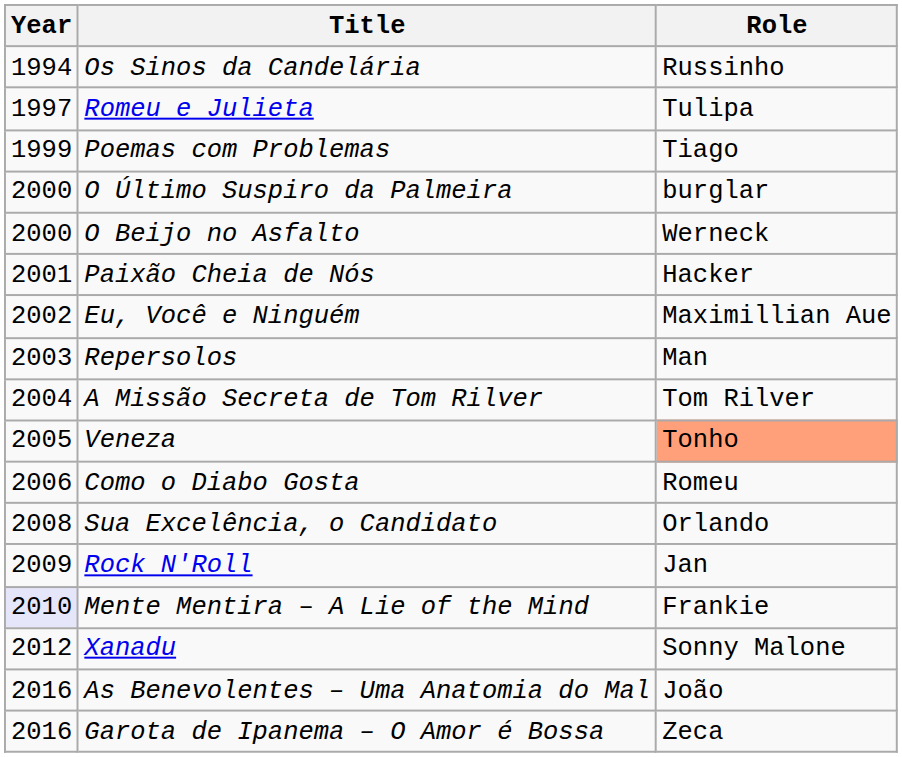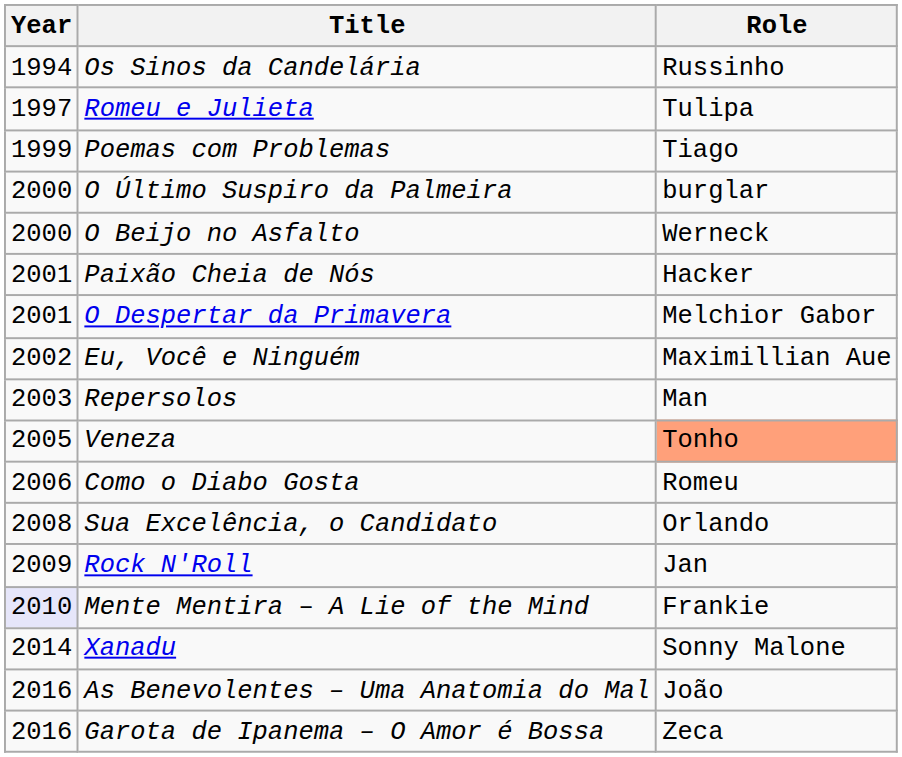+ row: (268, 316)
- row: (314, 399)
(42, 649) 2012 -> (42, 649) 2014
